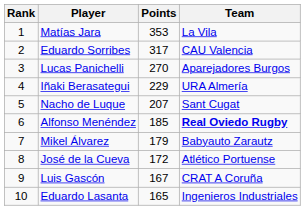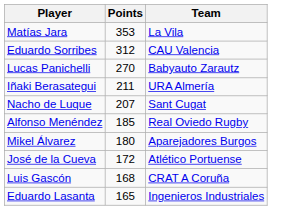- column: (21, 13)
(159, 50) 317 -> (125, 50) 312
(236, 68) Aparejadores Burgos -> (194, 68) Babyauto Zarautz
(159, 86) 229 -> (125, 86) 211
(235, 123) bold -> (198, 123) normal
(159, 141) 179 -> (125, 141) 180
(227, 141) Babyauto Zarautz -> (202, 141) Aparejadores Burgos
(159, 178) 167 -> (125, 178) 168
